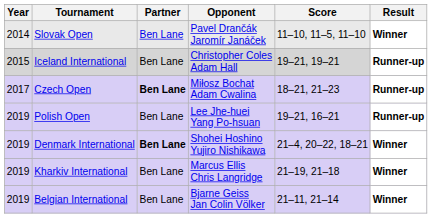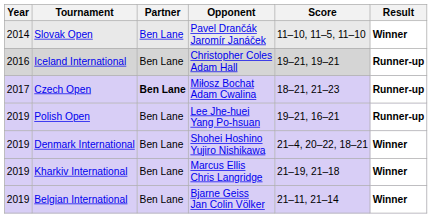(18, 62) 2015 -> (18, 62) 2016
(163, 145) bold -> (161, 145) normal
